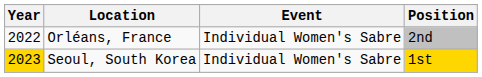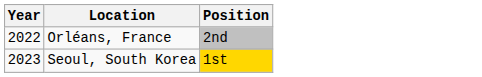- column: (302, 16)
(24, 61) gold background -> (24, 61) no background
